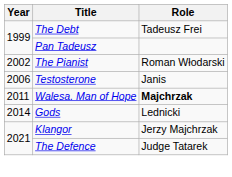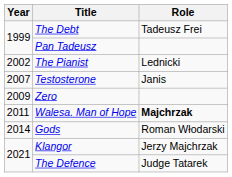(183, 63) Roman Włodarski -> (161, 63) Lednicki
(19, 79) 2006 -> (19, 79) 2007
+ row: (46, 96)
(161, 113) Lednicki -> (183, 130) Roman Włodarski
